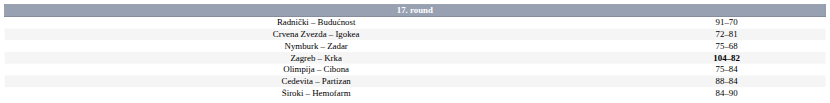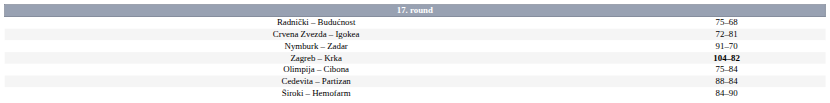(727, 23) 91–70 -> (727, 23) 75–68
(727, 46) 75–68 -> (727, 46) 91–70
